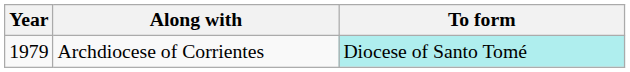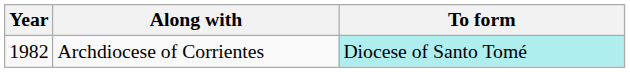(29, 51) 1979 -> (29, 51) 1982
